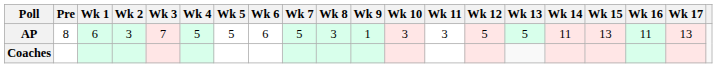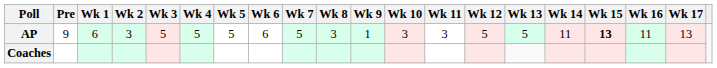(66, 33) 8 -> (66, 33) 9
(163, 33) 7 -> (163, 33) 5
(605, 33) normal -> (605, 33) bold
